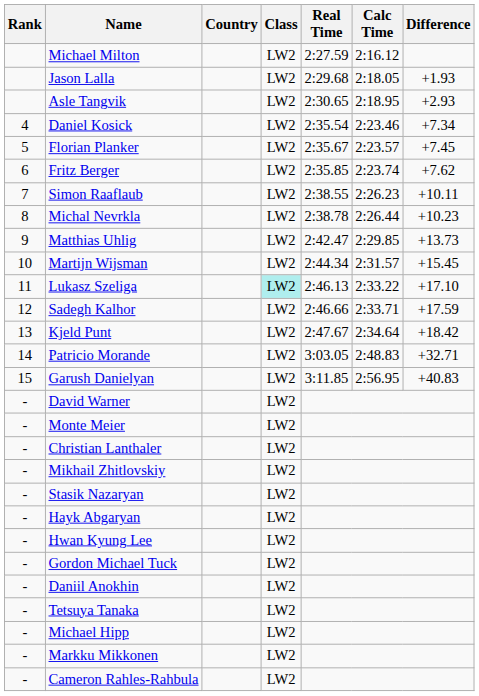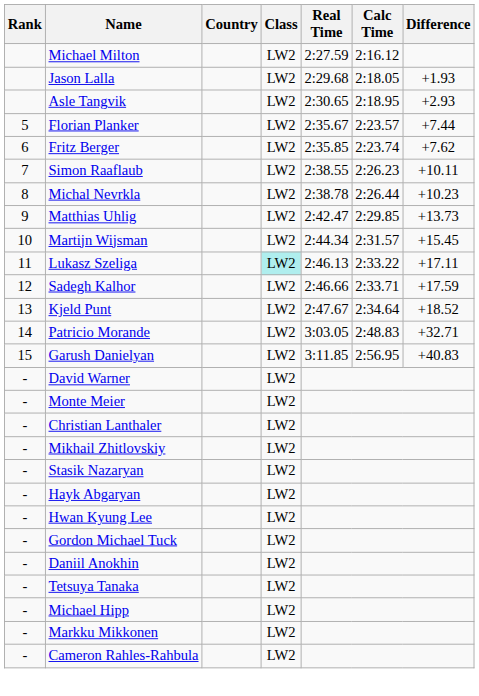- row: (90, 124)
(438, 147) +7.45 -> (438, 124) +7.44
(438, 286) +17.10 -> (438, 263) +17.11
(438, 332) +18.42 -> (438, 309) +18.52
